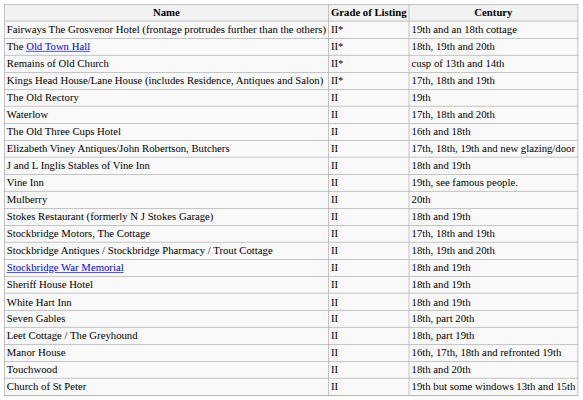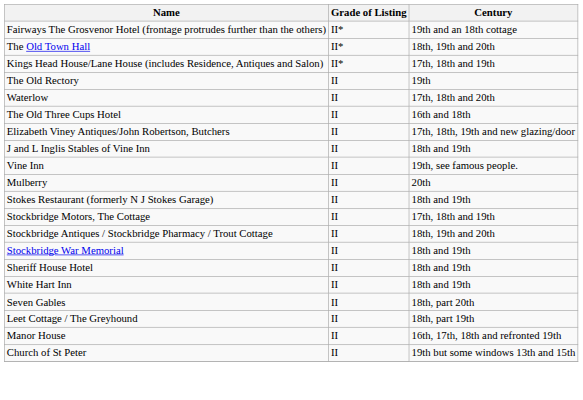- row: (58, 64)
- row: (32, 370)
